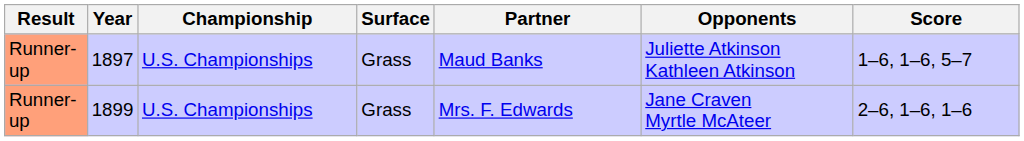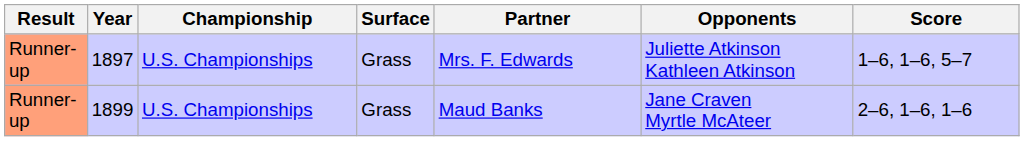(491, 59) Maud Banks -> (506, 59) Mrs. F. Edwards
(506, 110) Mrs. F. Edwards -> (491, 110) Maud Banks
